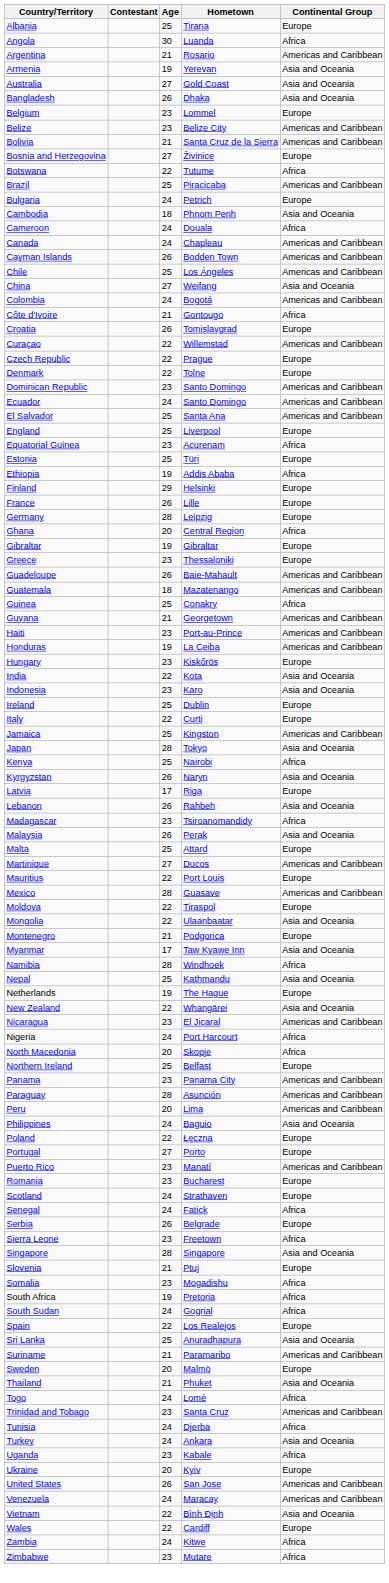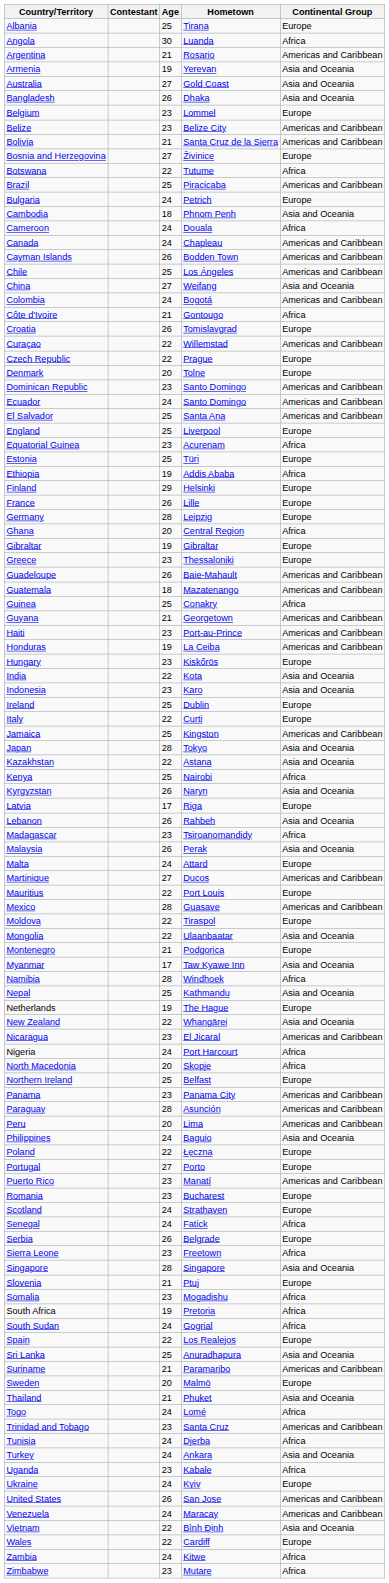(167, 373) 22 -> (167, 373) 20
+ row: (30, 762)
(167, 849) 25 -> (167, 864) 24
(167, 1470) 20 -> (167, 1484) 24
